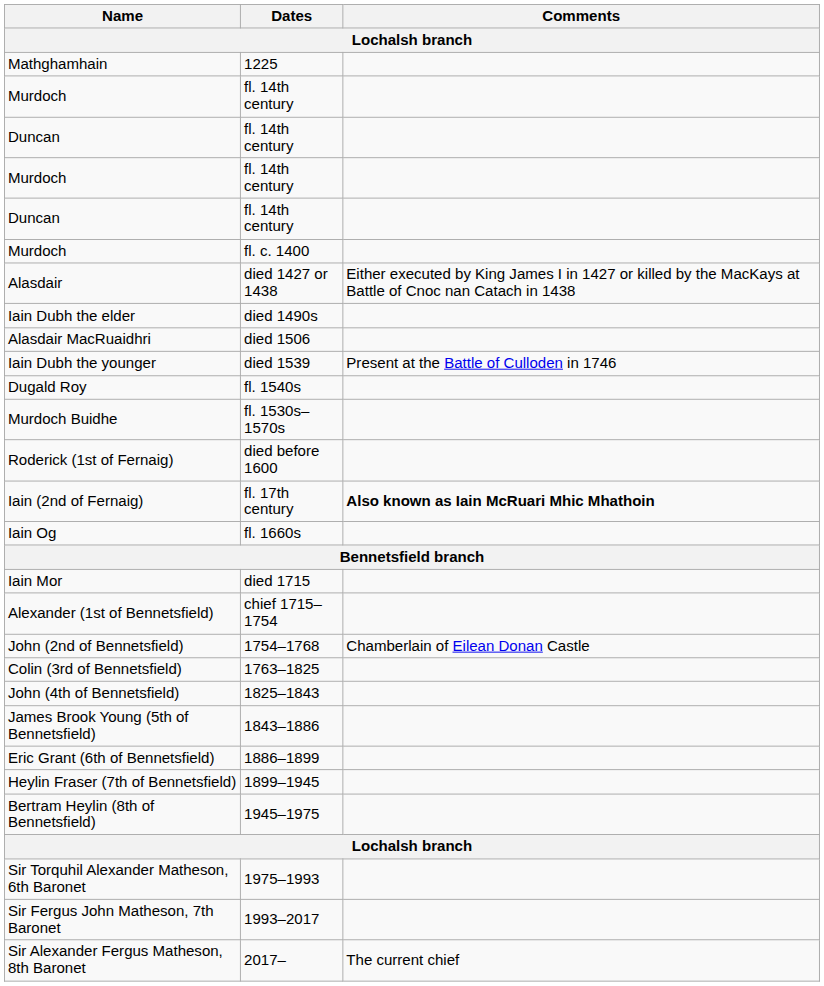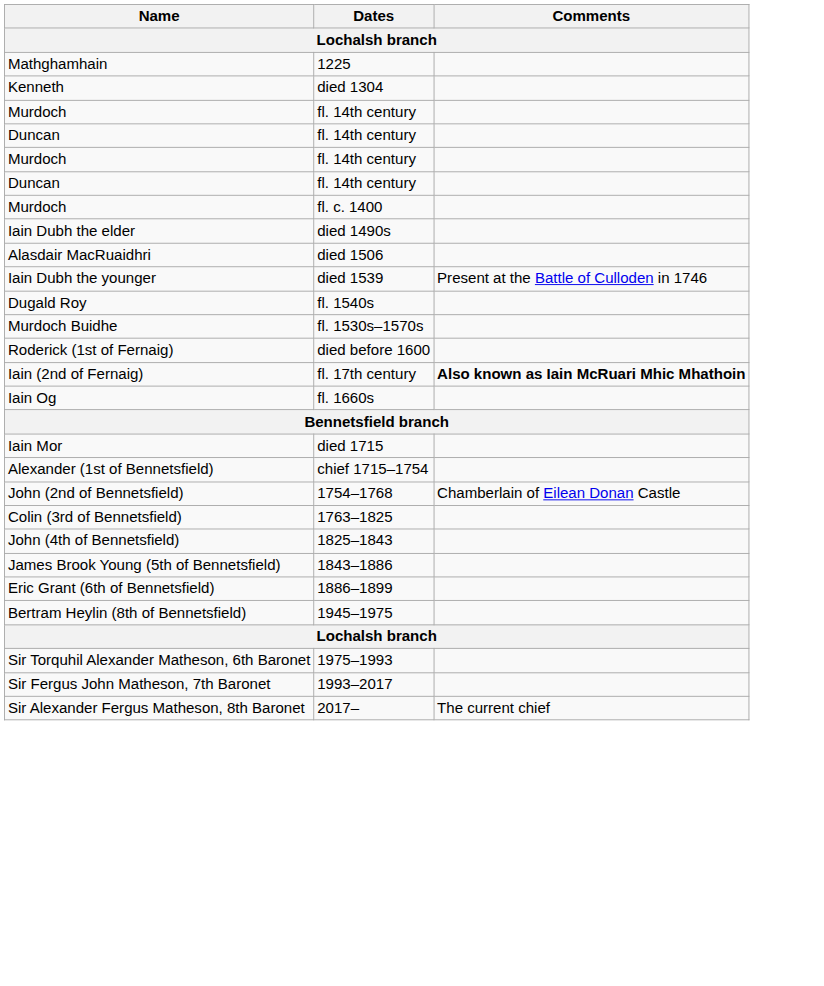+ row: (36, 87)
- row: (35, 283)
- row: (122, 781)
